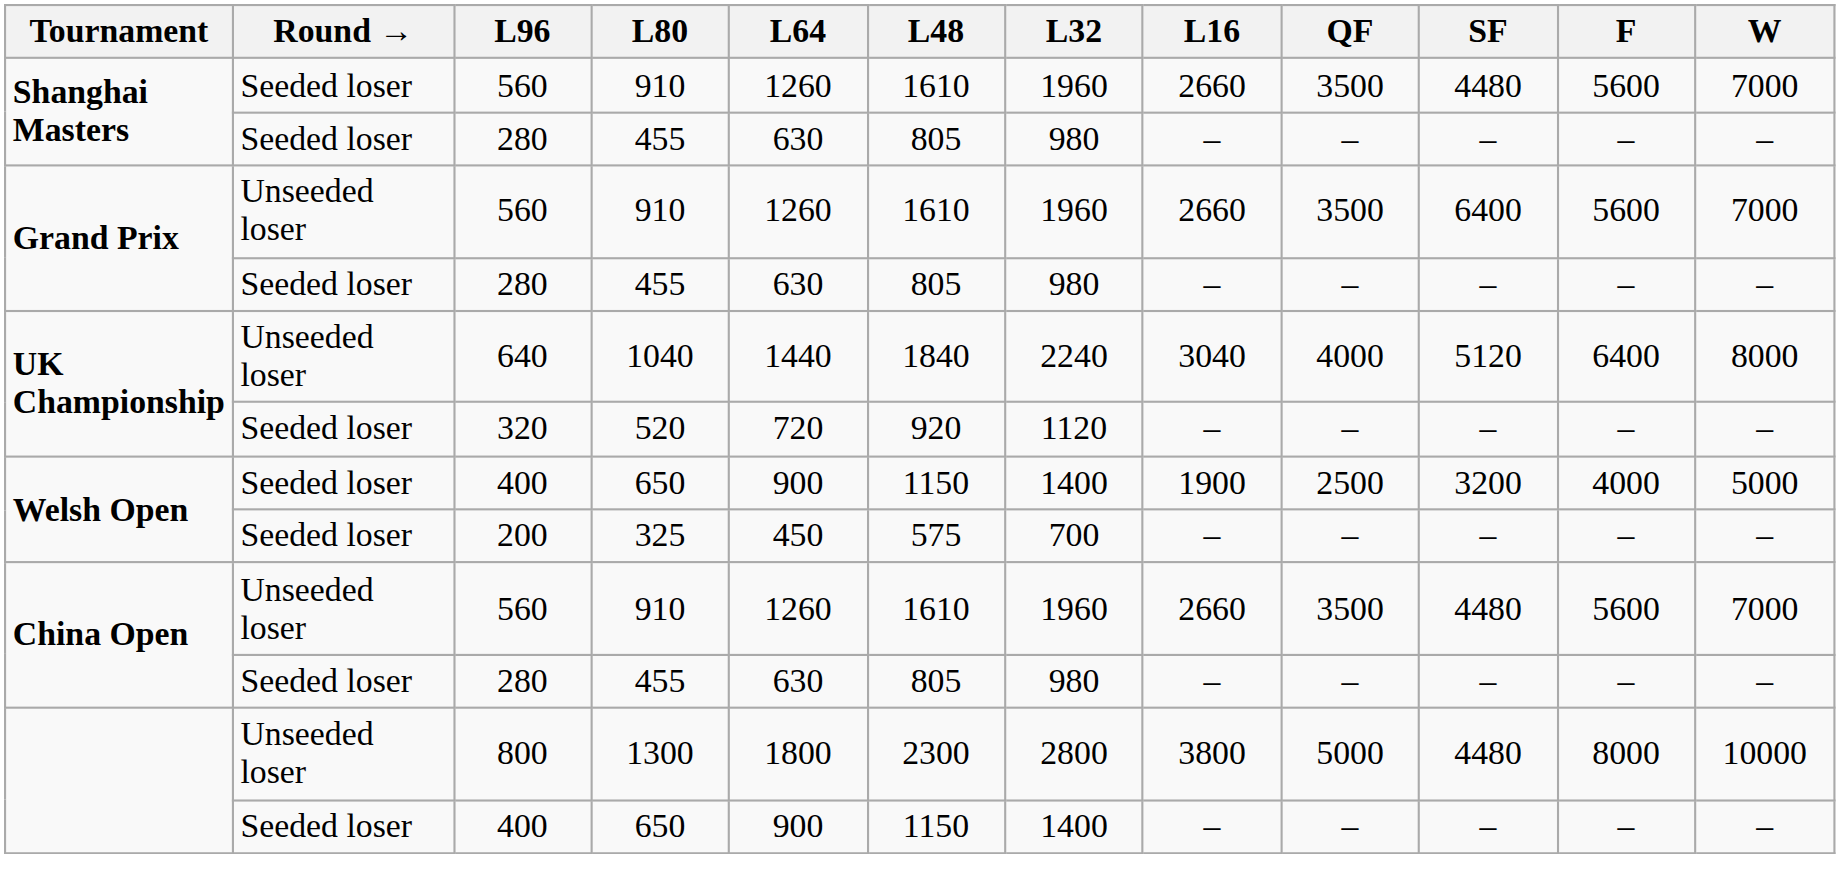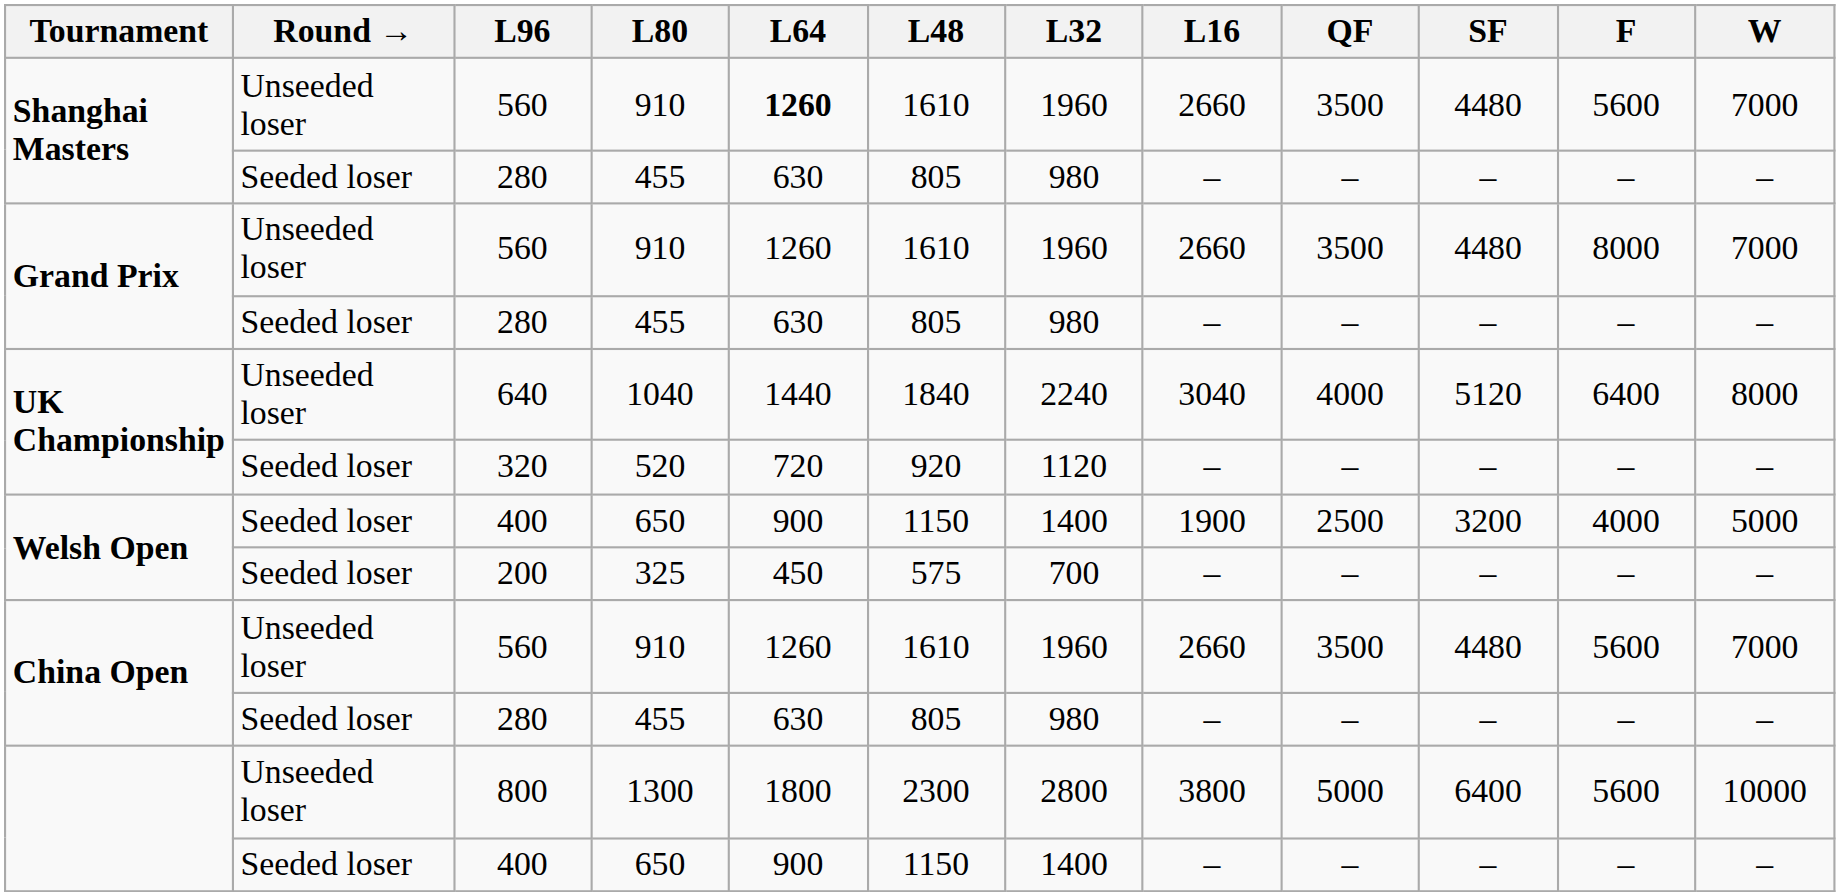(326, 84) Seeded loser -> (307, 103) Unseeded loser
(798, 84) normal -> (798, 103) bold
(1488, 210) 6400 -> (1488, 248) 4480
(1626, 210) 5600 -> (1626, 248) 8000
(1488, 753) 4480 -> (1488, 791) 6400
(1626, 753) 8000 -> (1626, 791) 5600
